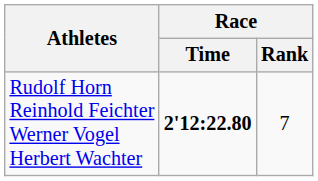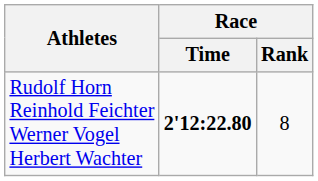(285, 123) 7 -> (285, 123) 8
